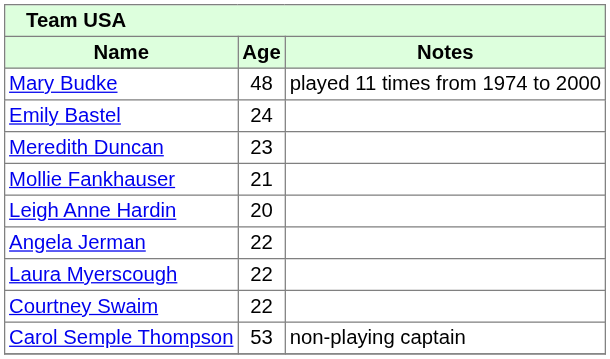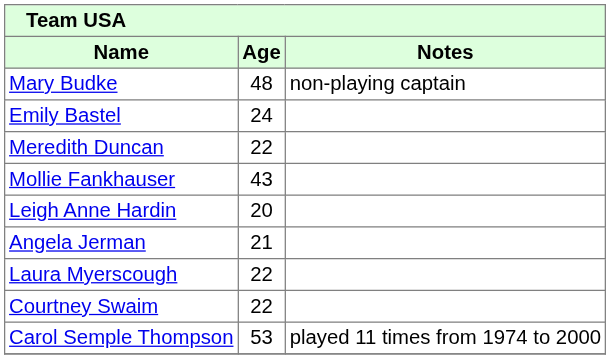(445, 83) played 11 times from 1974 to 2000 -> (378, 83) non-playing captain
(262, 147) 23 -> (262, 147) 22
(262, 179) 21 -> (262, 179) 43
(262, 242) 22 -> (262, 242) 21
(378, 337) non-playing captain -> (445, 337) played 11 times from 1974 to 2000
